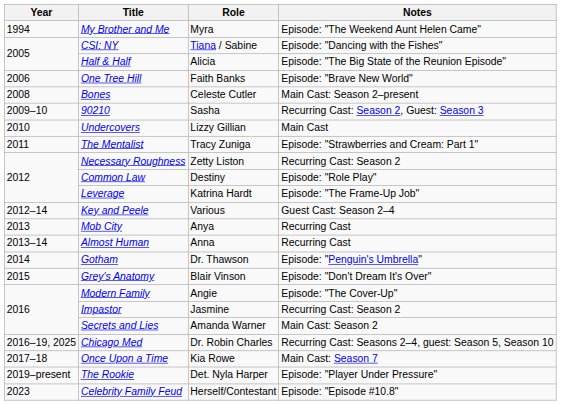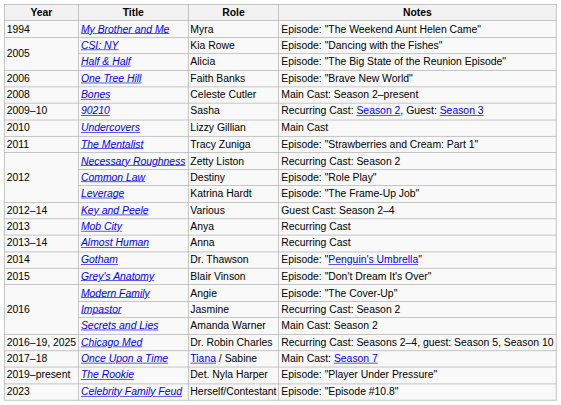(224, 45) Tiana / Sabine -> (213, 45) Kia Rowe
(213, 359) Kia Rowe -> (224, 359) Tiana / Sabine
